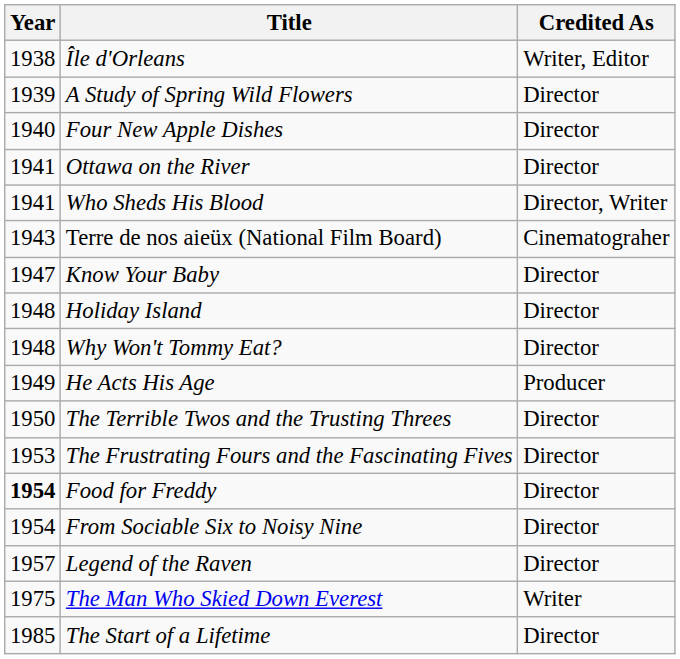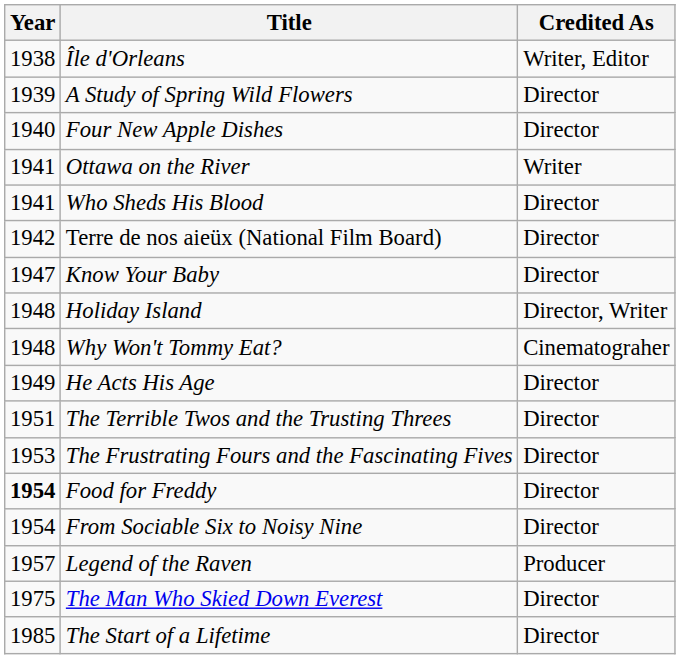(561, 166) Director -> (552, 166) Writer
(595, 202) Director, Writer -> (561, 202) Director
(33, 238) 1943 -> (33, 238) 1942
(596, 238) Cinematograher -> (561, 238) Director
(561, 310) Director -> (595, 310) Director, Writer
(561, 346) Director -> (596, 346) Cinematograher
(564, 382) Producer -> (561, 382) Director
(33, 418) 1950 -> (33, 418) 1951
(561, 563) Director -> (564, 563) Producer
(552, 599) Writer -> (561, 599) Director
